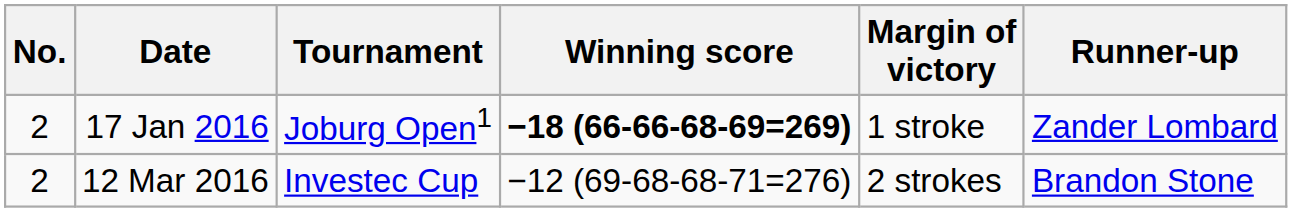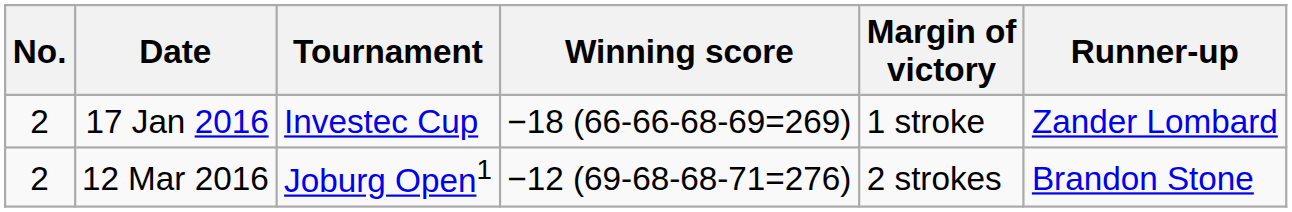(388, 125) Joburg Open1 -> (381, 122) Investec Cup
(679, 125) bold -> (679, 122) normal
(381, 181) Investec Cup -> (388, 178) Joburg Open1
